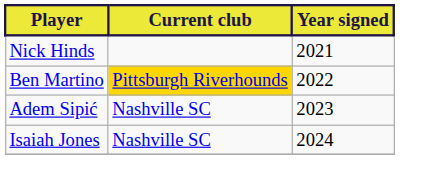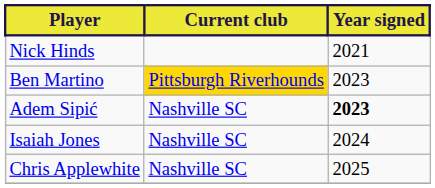(315, 80) 2022 -> (351, 80) 2023
(315, 109) normal -> (351, 109) bold
+ row: (75, 168)
